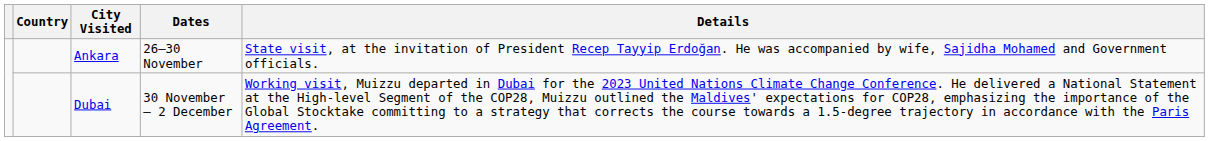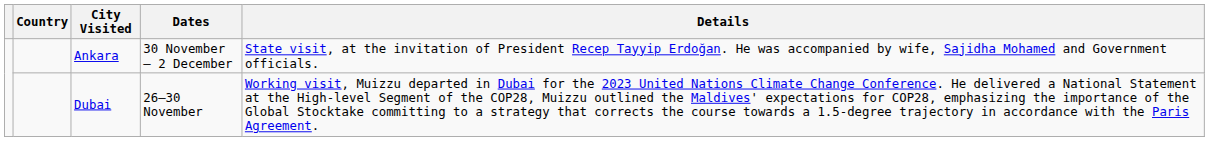(173, 56) 26–30 November -> (188, 56) 30 November – 2 December
(188, 105) 30 November – 2 December -> (173, 105) 26–30 November
